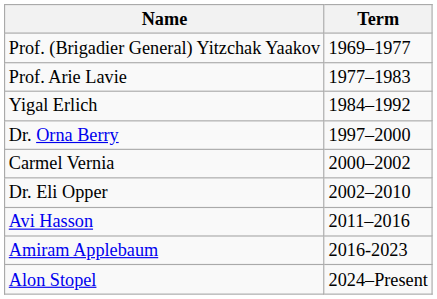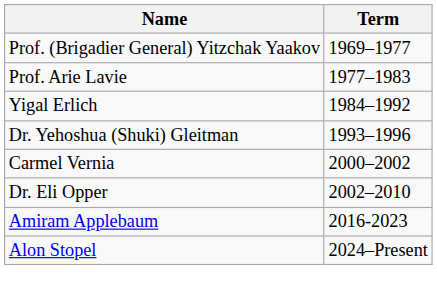+ row: (124, 134)
- row: (64, 134)
- row: (51, 221)
